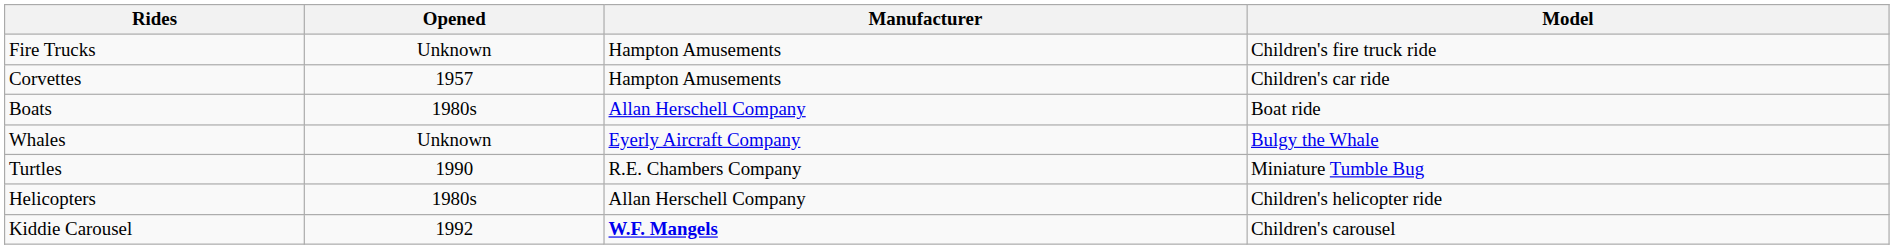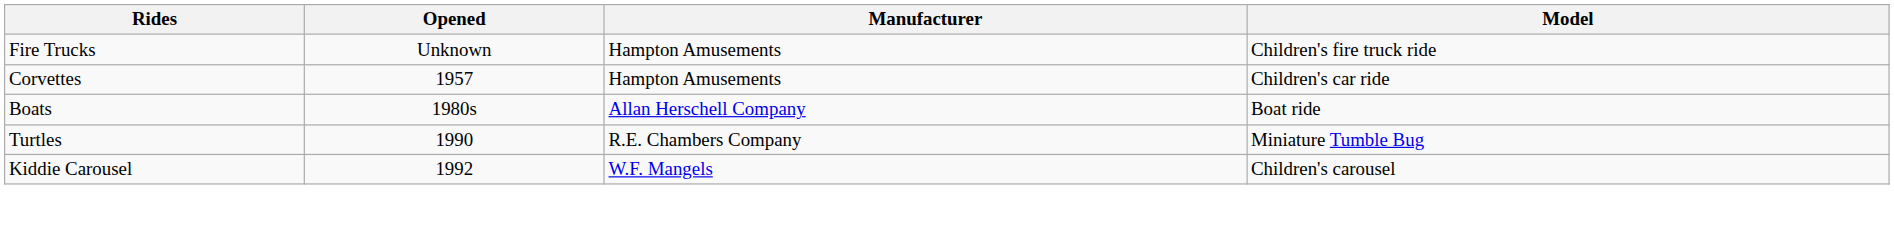- row: (37, 139)
- row: (52, 199)
(663, 229) bold -> (661, 169) normal
